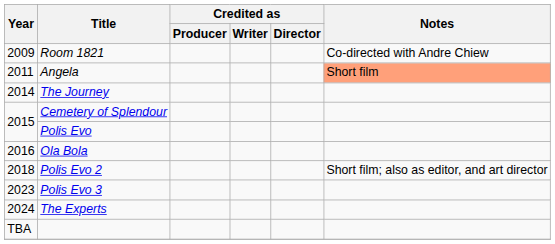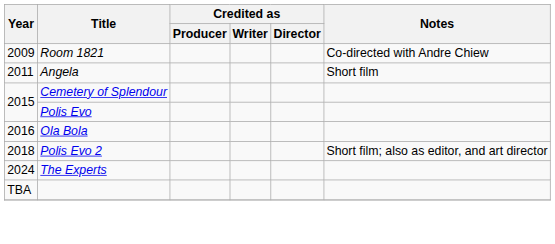(352, 72) lightsalmon background -> (352, 72) no background
- row: (21, 92)
- row: (21, 190)
